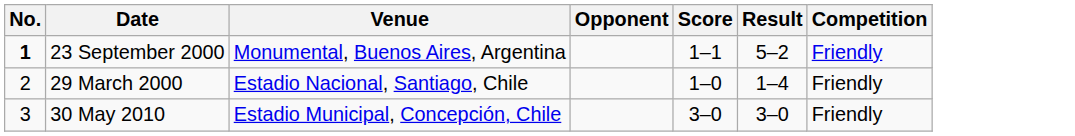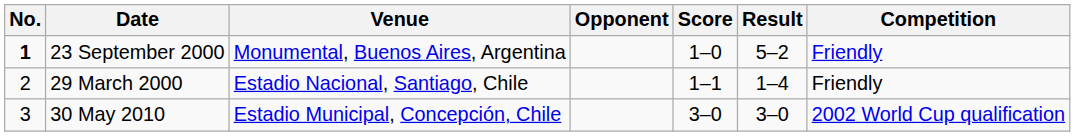(705, 51) 1–1 -> (705, 51) 1–0
(705, 83) 1–0 -> (705, 83) 1–1
(847, 114) Friendly -> (938, 114) 2002 World Cup qualification
